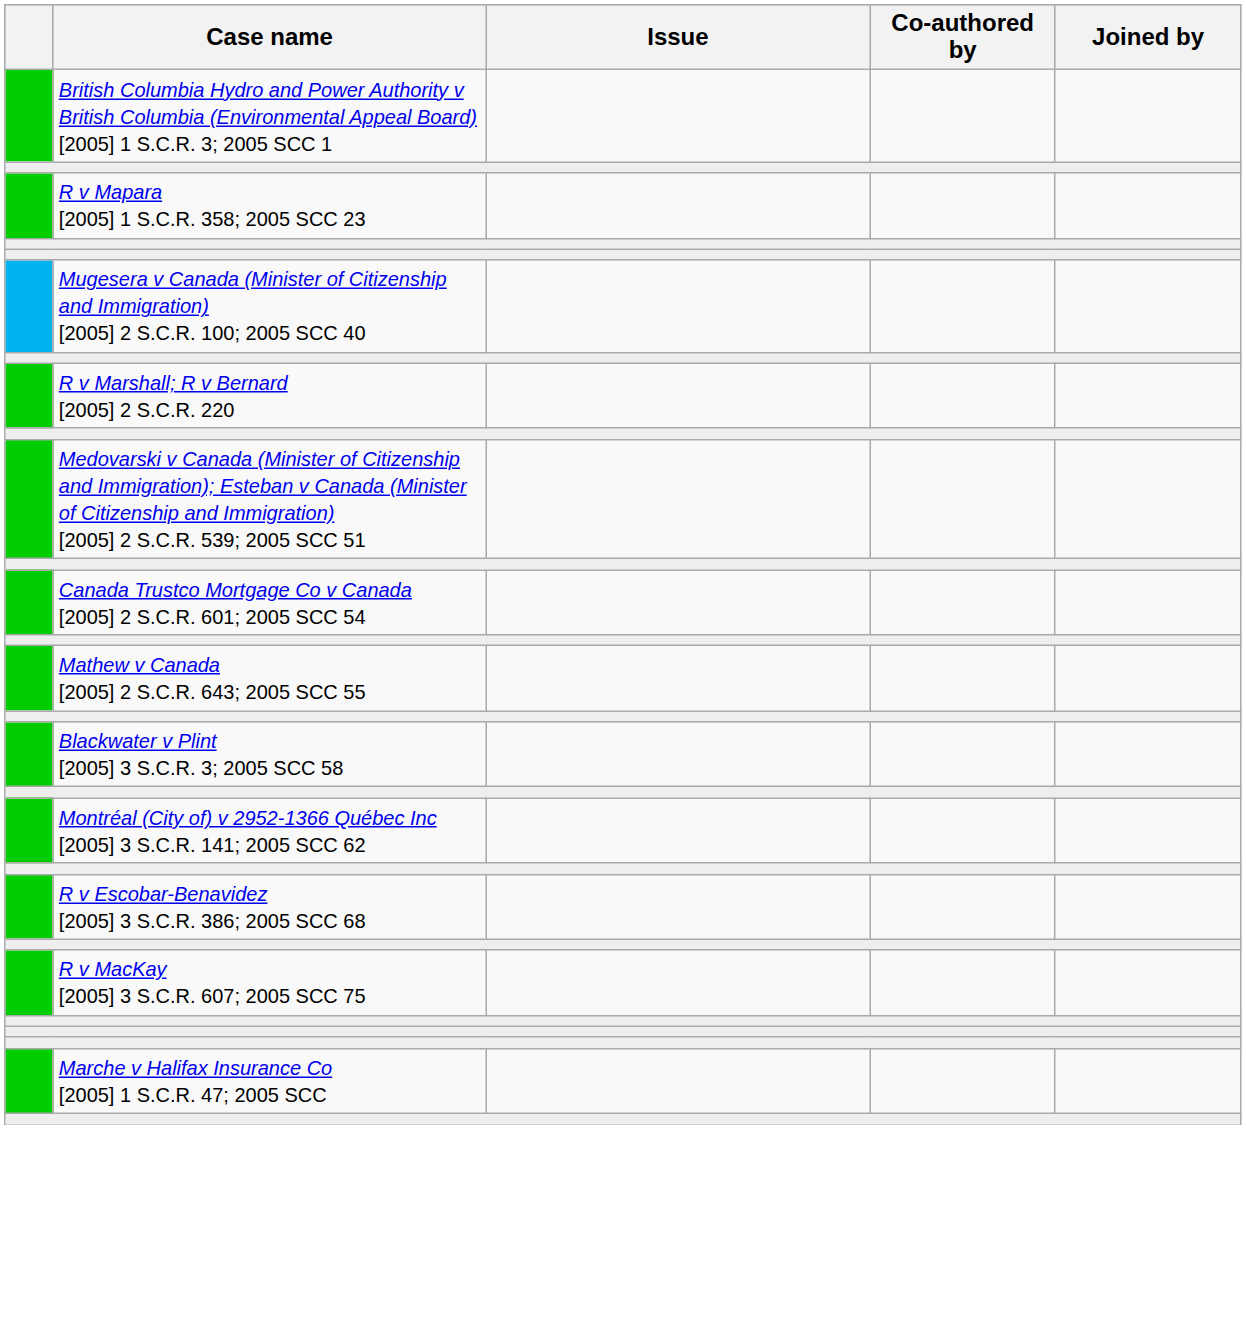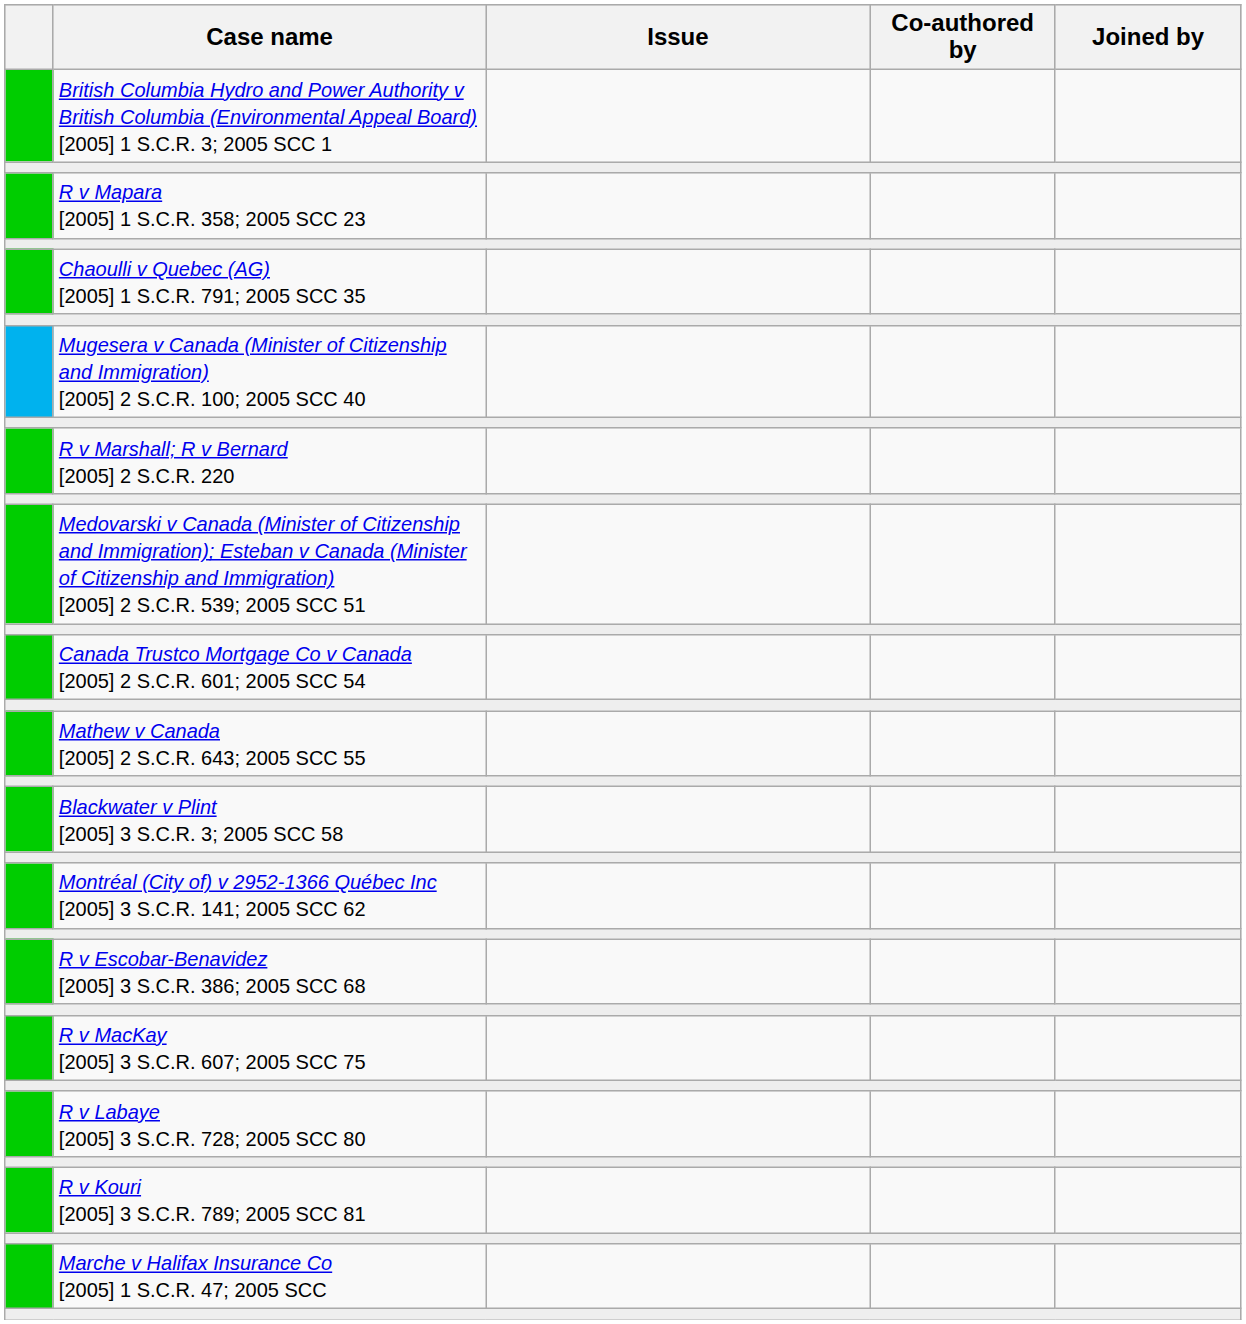+ row: (29, 282)
+ row: (29, 1124)
+ row: (29, 1200)
